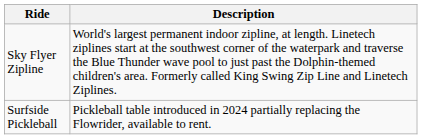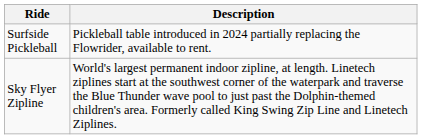rows swapped: (32, 117) <-> (32, 62)
